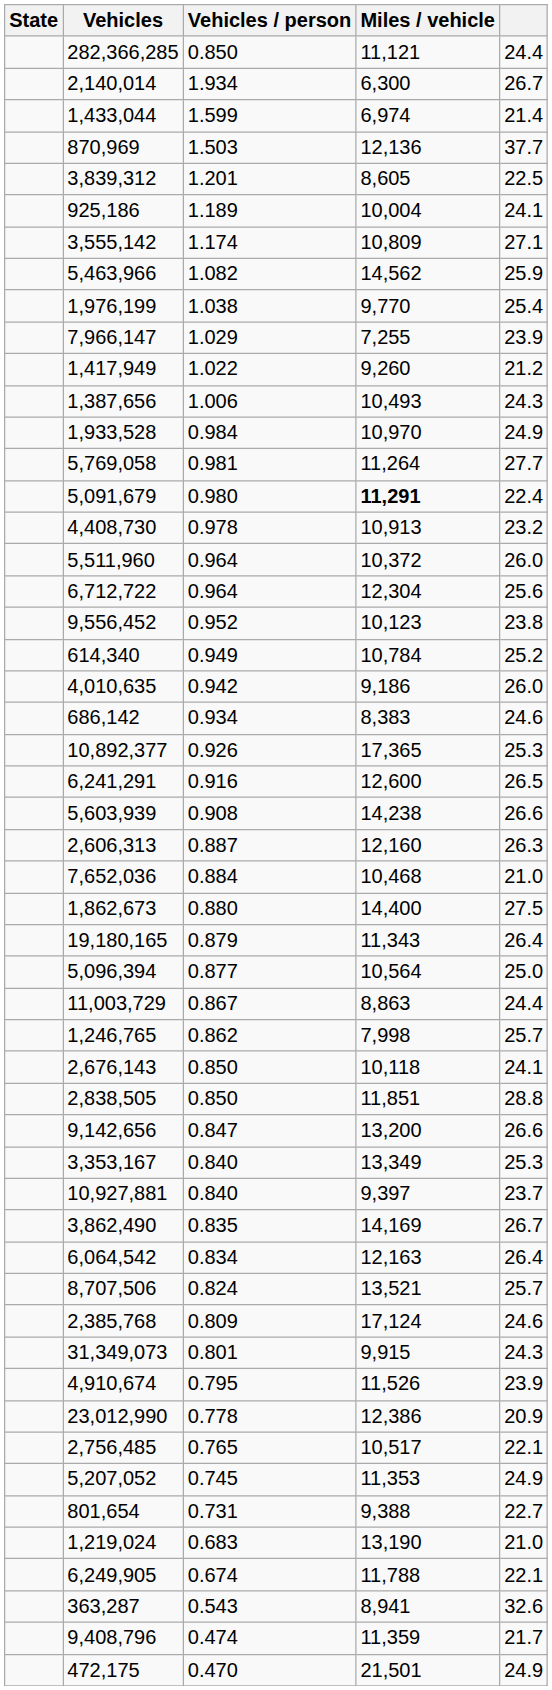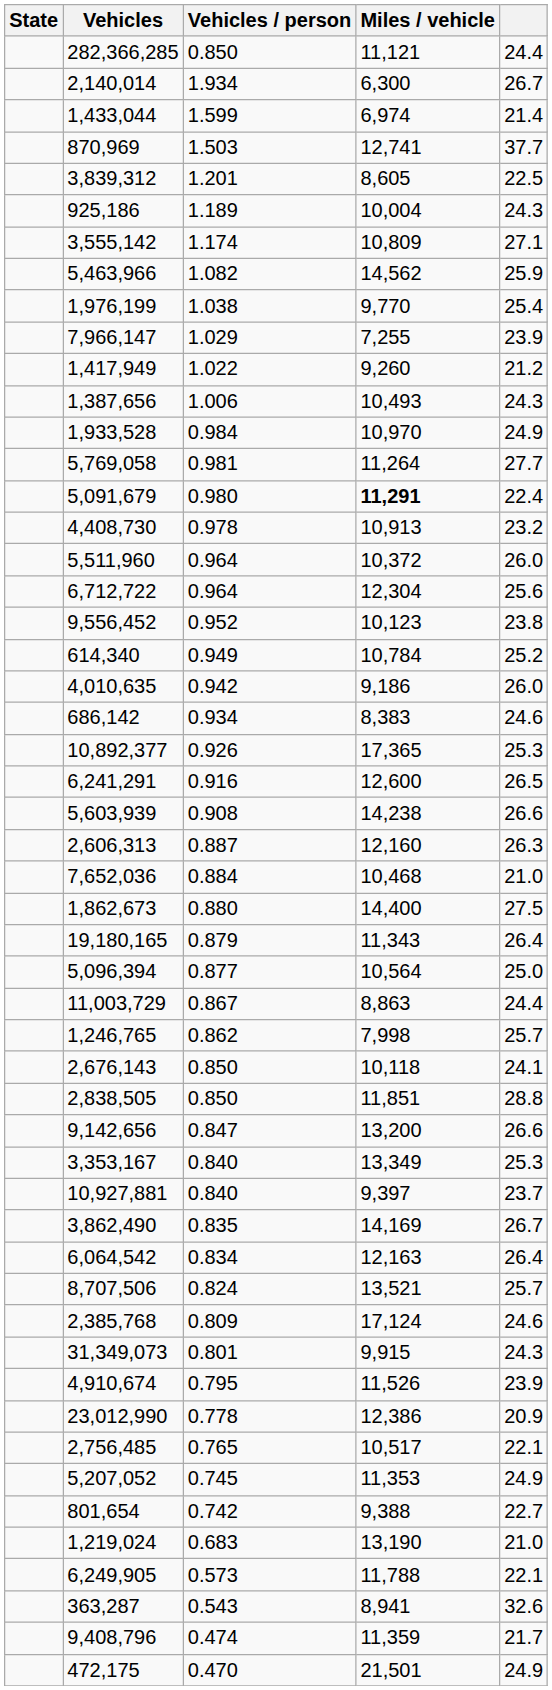(391, 147) 12,136 -> (391, 147) 12,741
(524, 210) 24.1 -> (524, 210) 24.3
(213, 1511) 0.731 -> (213, 1511) 0.742
(213, 1574) 0.674 -> (213, 1574) 0.573
